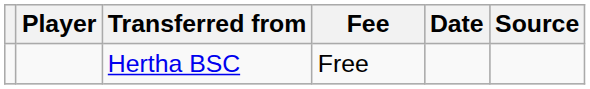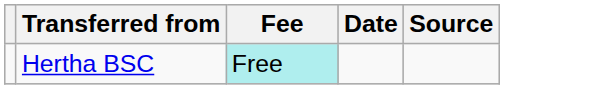- column: (59, 24)
(343, 63) no background -> (257, 63) paleturquoise background
